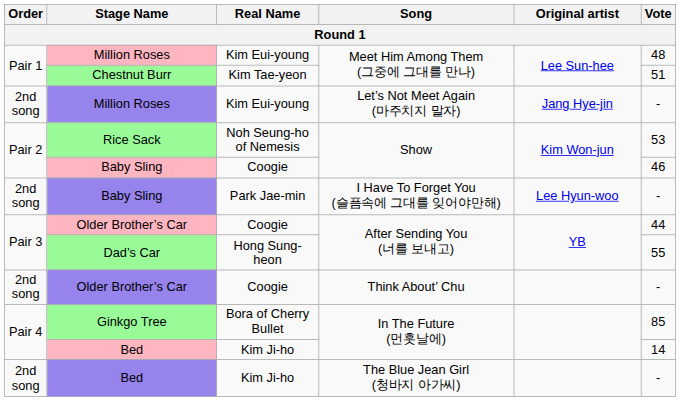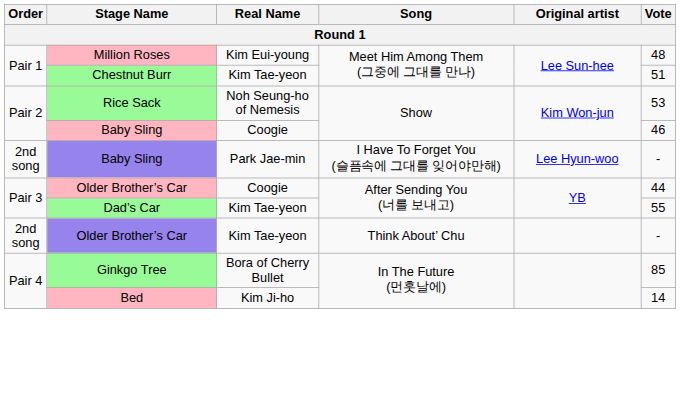- row: (132, 104)
(268, 252) Hong Sung-heon -> (268, 208) Kim Tae-yeon
(268, 287) Coogie -> (268, 235) Kim Tae-yeon
- row: (132, 378)
